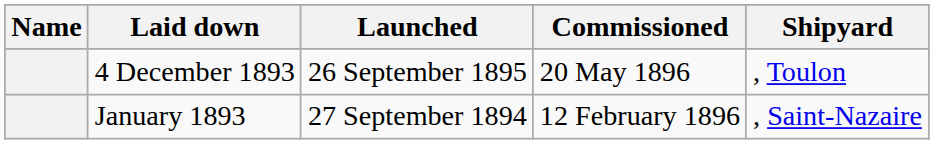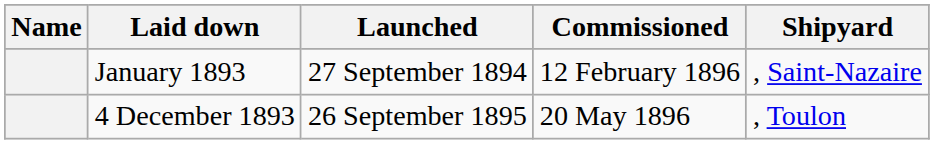rows swapped: (170, 116) <-> (195, 71)
